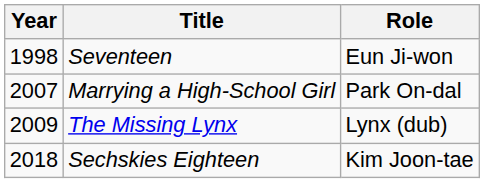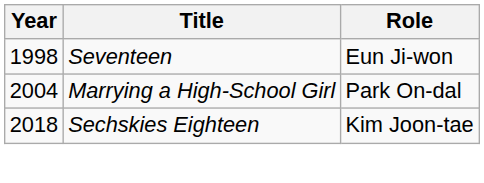(34, 90) 2007 -> (34, 90) 2004
- row: (153, 125)
